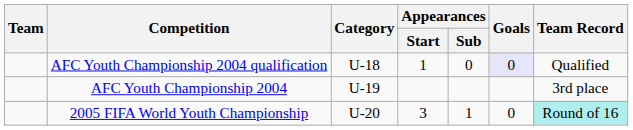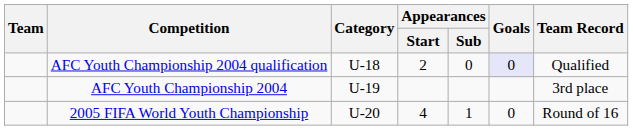(423, 64) 1 -> (423, 64) 2
(423, 112) 3 -> (423, 112) 4
(580, 112) paleturquoise background -> (580, 112) no background
